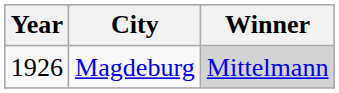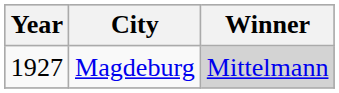(37, 66) 1926 -> (37, 66) 1927
